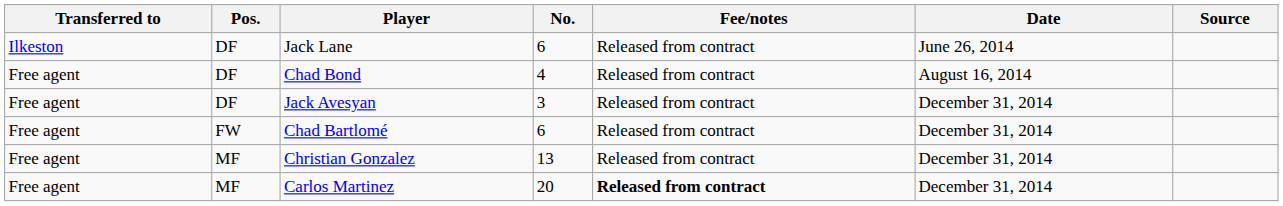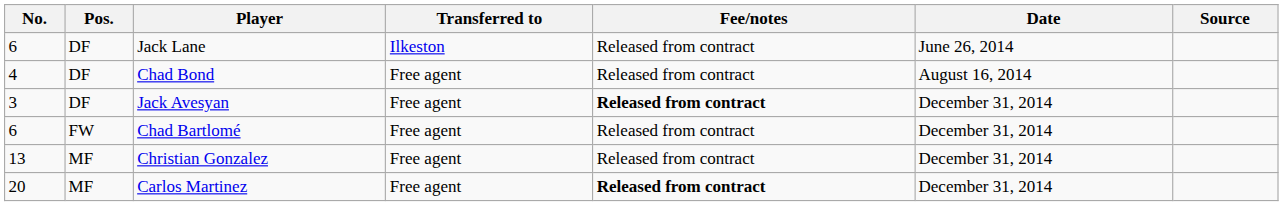columns swapped: (563, 18) <-> (108, 18)
(676, 102) normal -> (681, 102) bold
